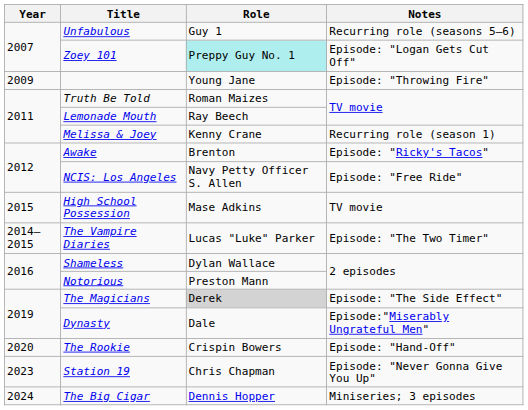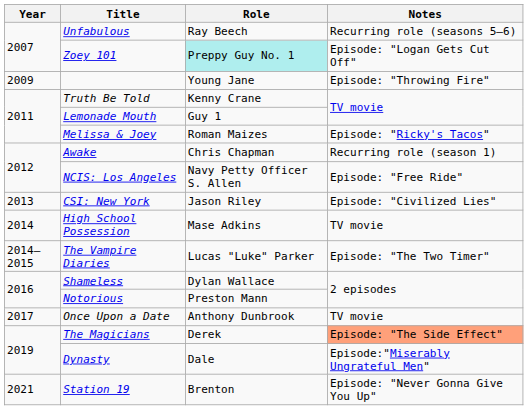(205, 31) Guy 1 -> (218, 31) Ray Beech
(228, 98) Roman Maizes -> (224, 98) Kenny Crane
(218, 116) Ray Beech -> (204, 116) Guy 1
(225, 134) Kenny Crane -> (228, 134) Roman Maizes
(412, 134) Recurring role (season 1) -> (410, 134) Episode: "Ricky's Tacos"
(212, 152) Brenton -> (231, 152) Chris Chapman
(409, 152) Episode: "Ricky's Tacos" -> (413, 152) Recurring role (season 1)
+ row: (106, 201)
(20, 207) 2015 -> (20, 225) 2014
+ row: (116, 317)
(205, 299) lightgrey background -> (204, 335) no background
(416, 299) no background -> (417, 335) lightsalmon background
- row: (97, 347)
(20, 372) 2023 -> (20, 390) 2021
(232, 372) Chris Chapman -> (211, 390) Brenton
- row: (107, 396)
